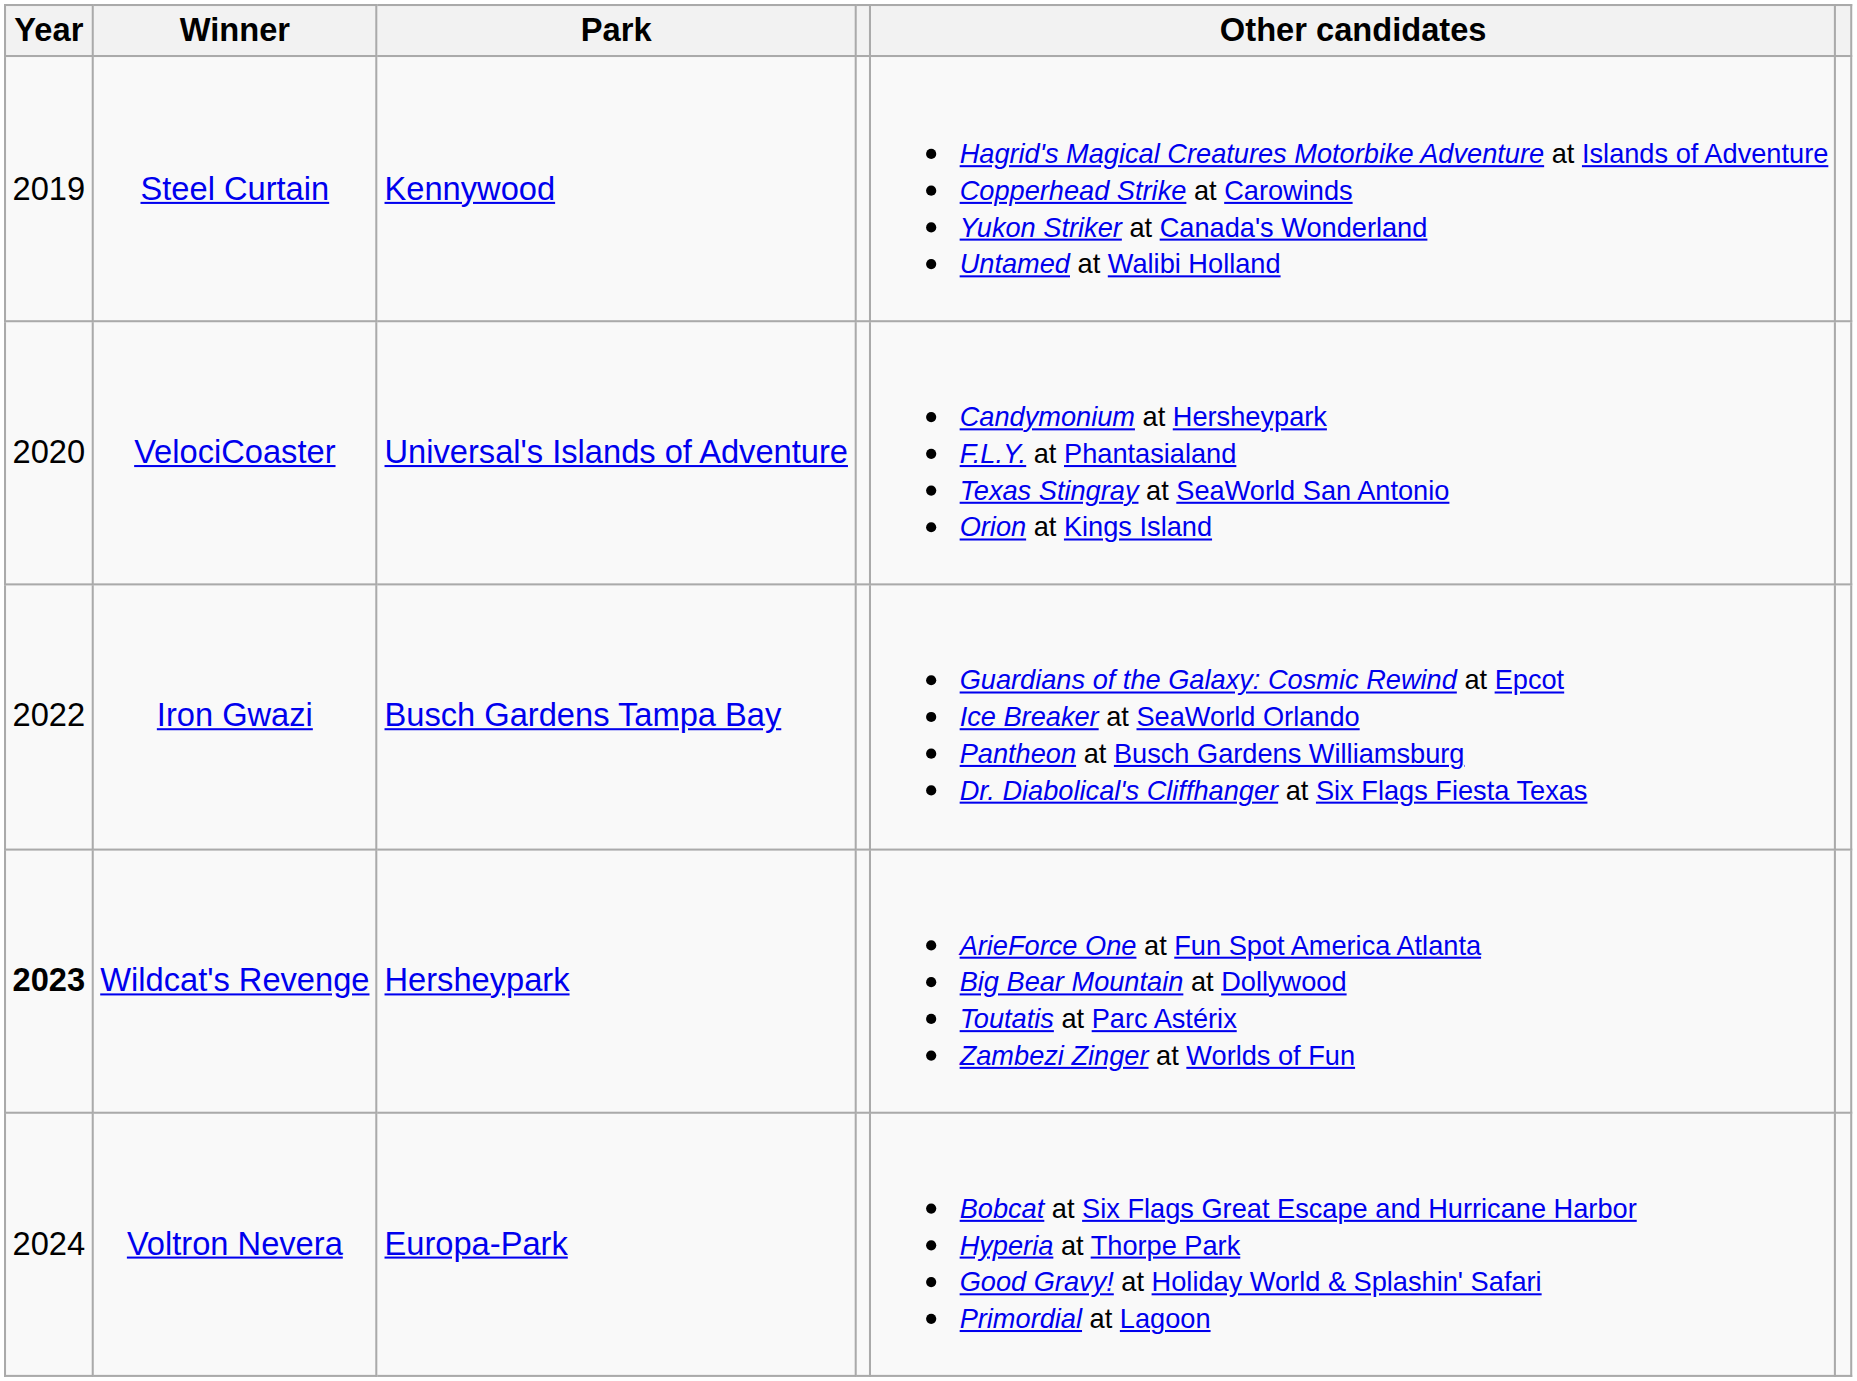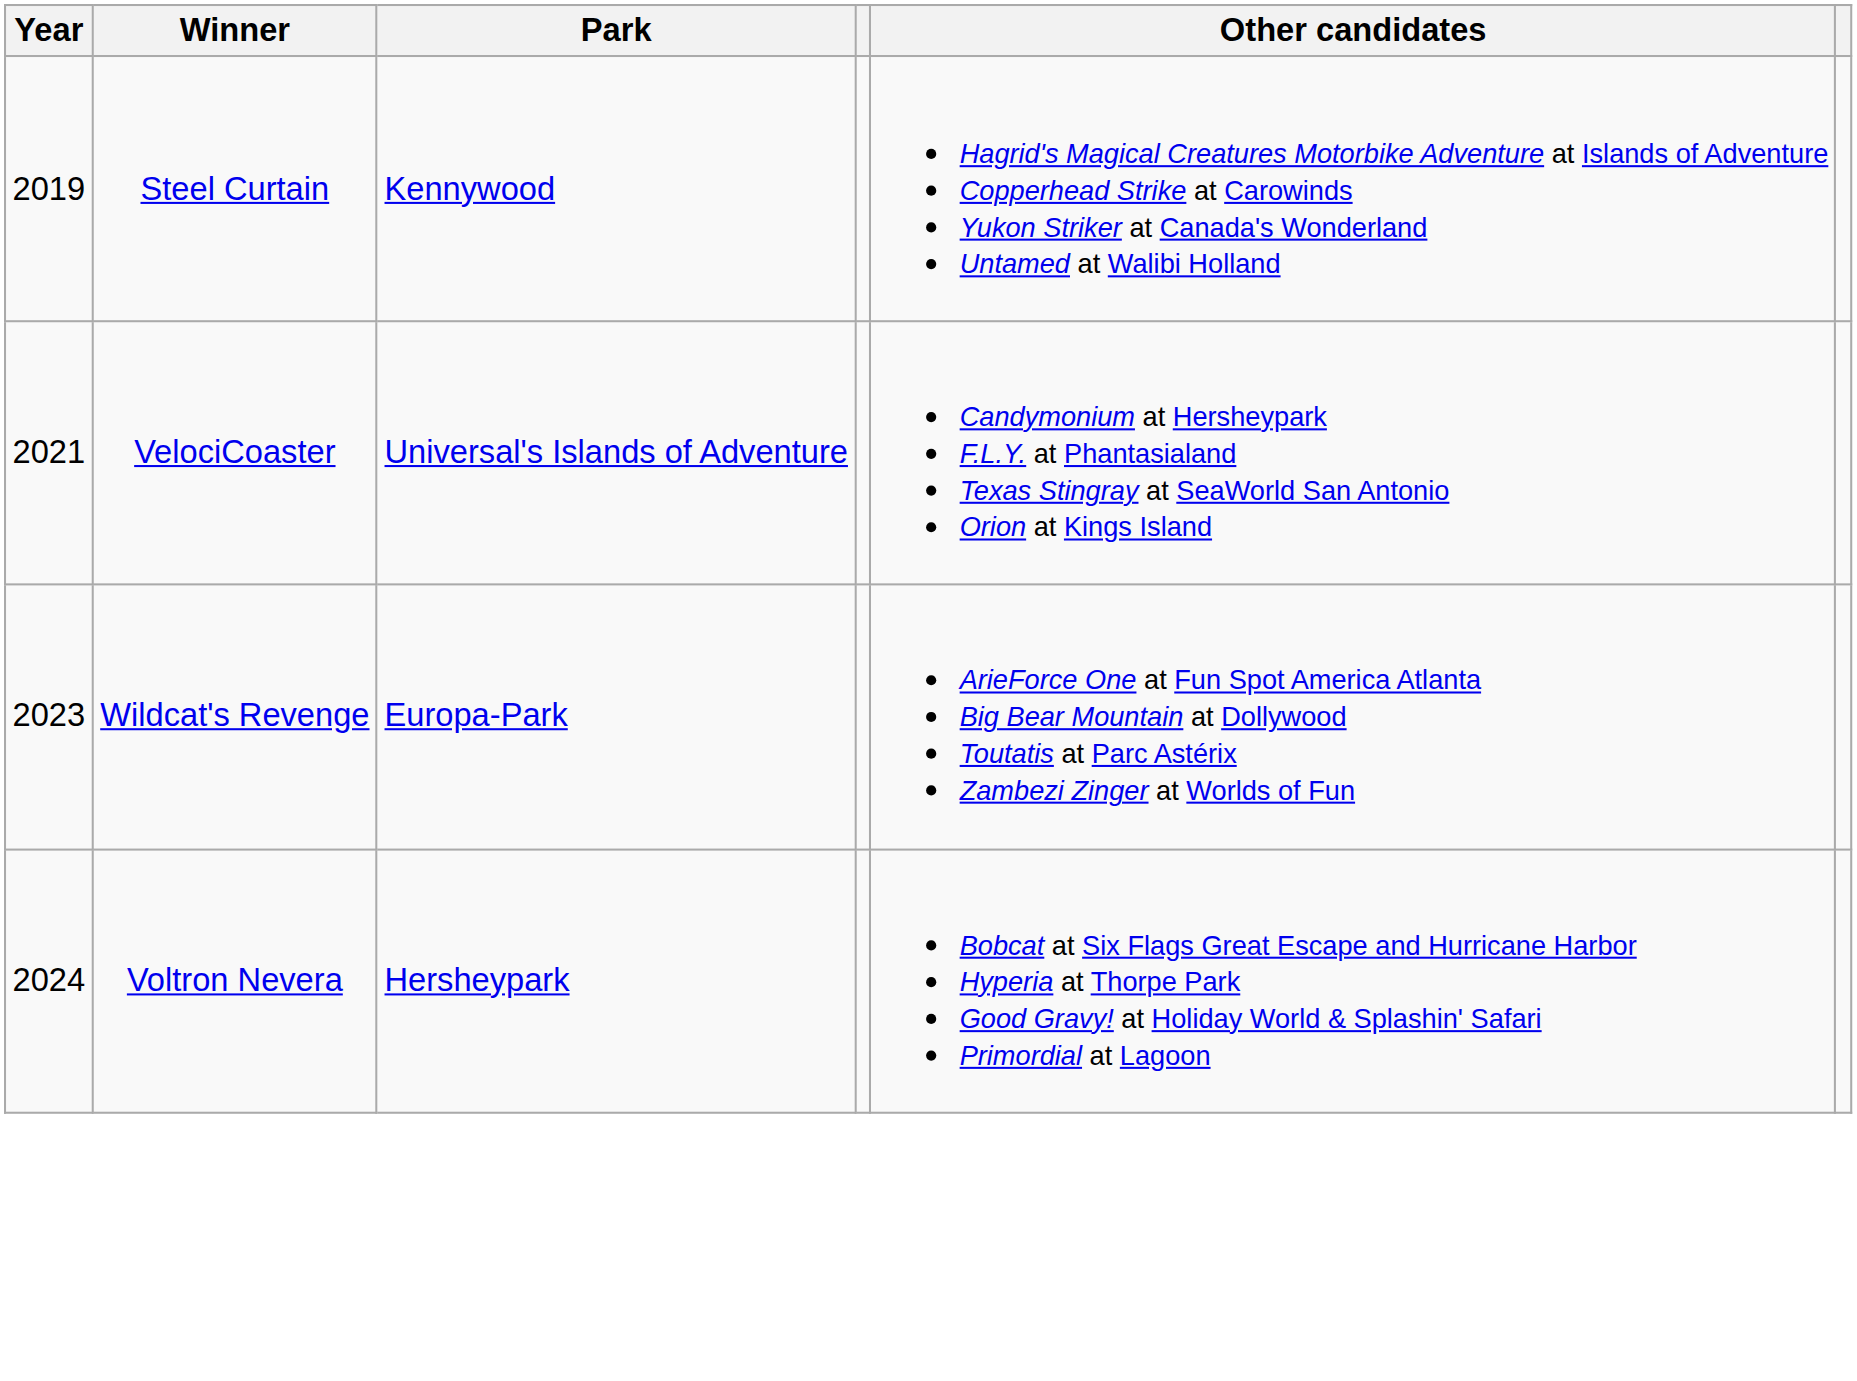(49, 452) 2020 -> (49, 452) 2021
- row: (235, 716)
(49, 980) bold -> (49, 716) normal
(477, 980) Hersheypark -> (476, 716) Europa-Park
(476, 1243) Europa-Park -> (477, 980) Hersheypark
